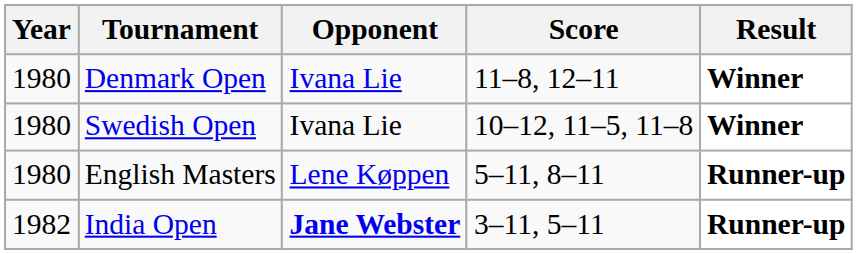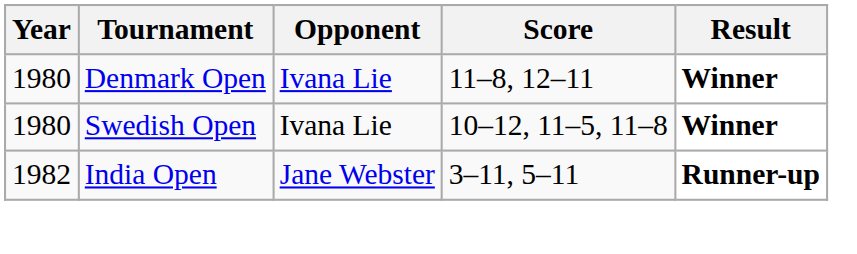- row: (180, 175)
(375, 223) bold -> (357, 175) normal
